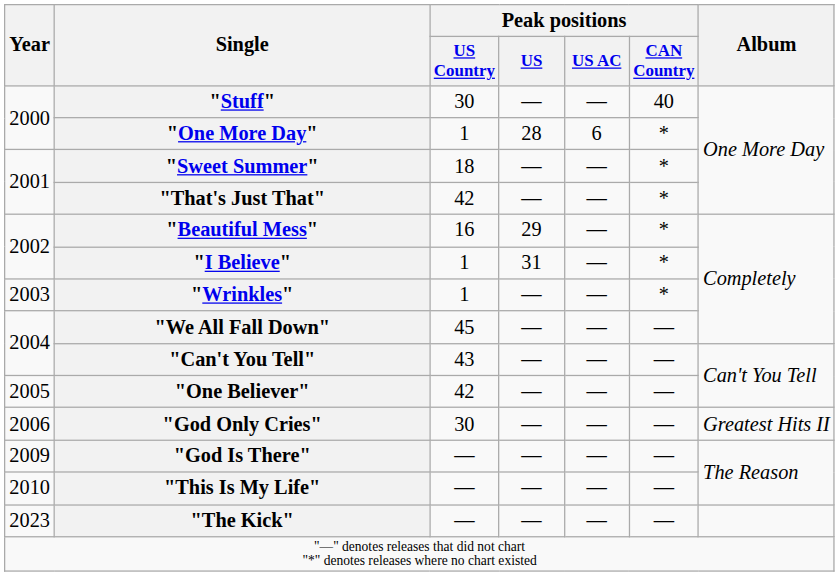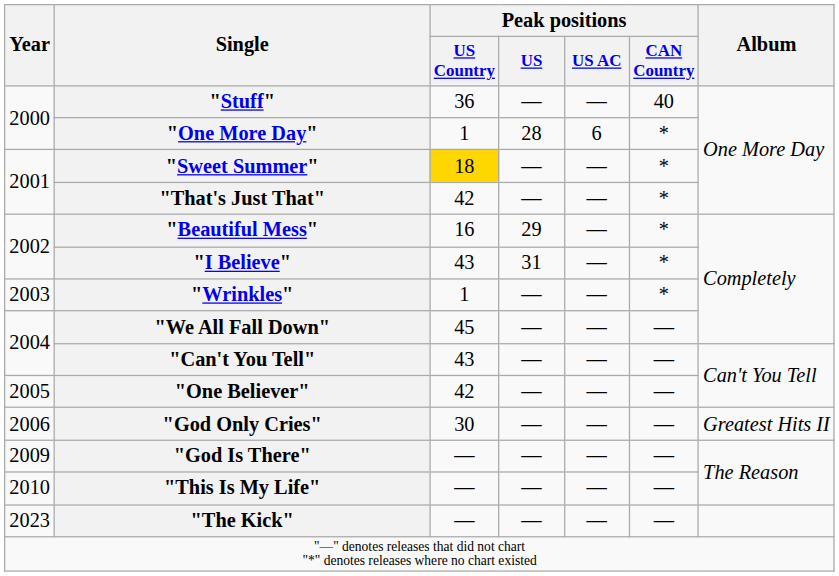(464, 101) 30 -> (464, 101) 36
(464, 165) no background -> (464, 165) gold background
(464, 262) 1 -> (464, 262) 43
